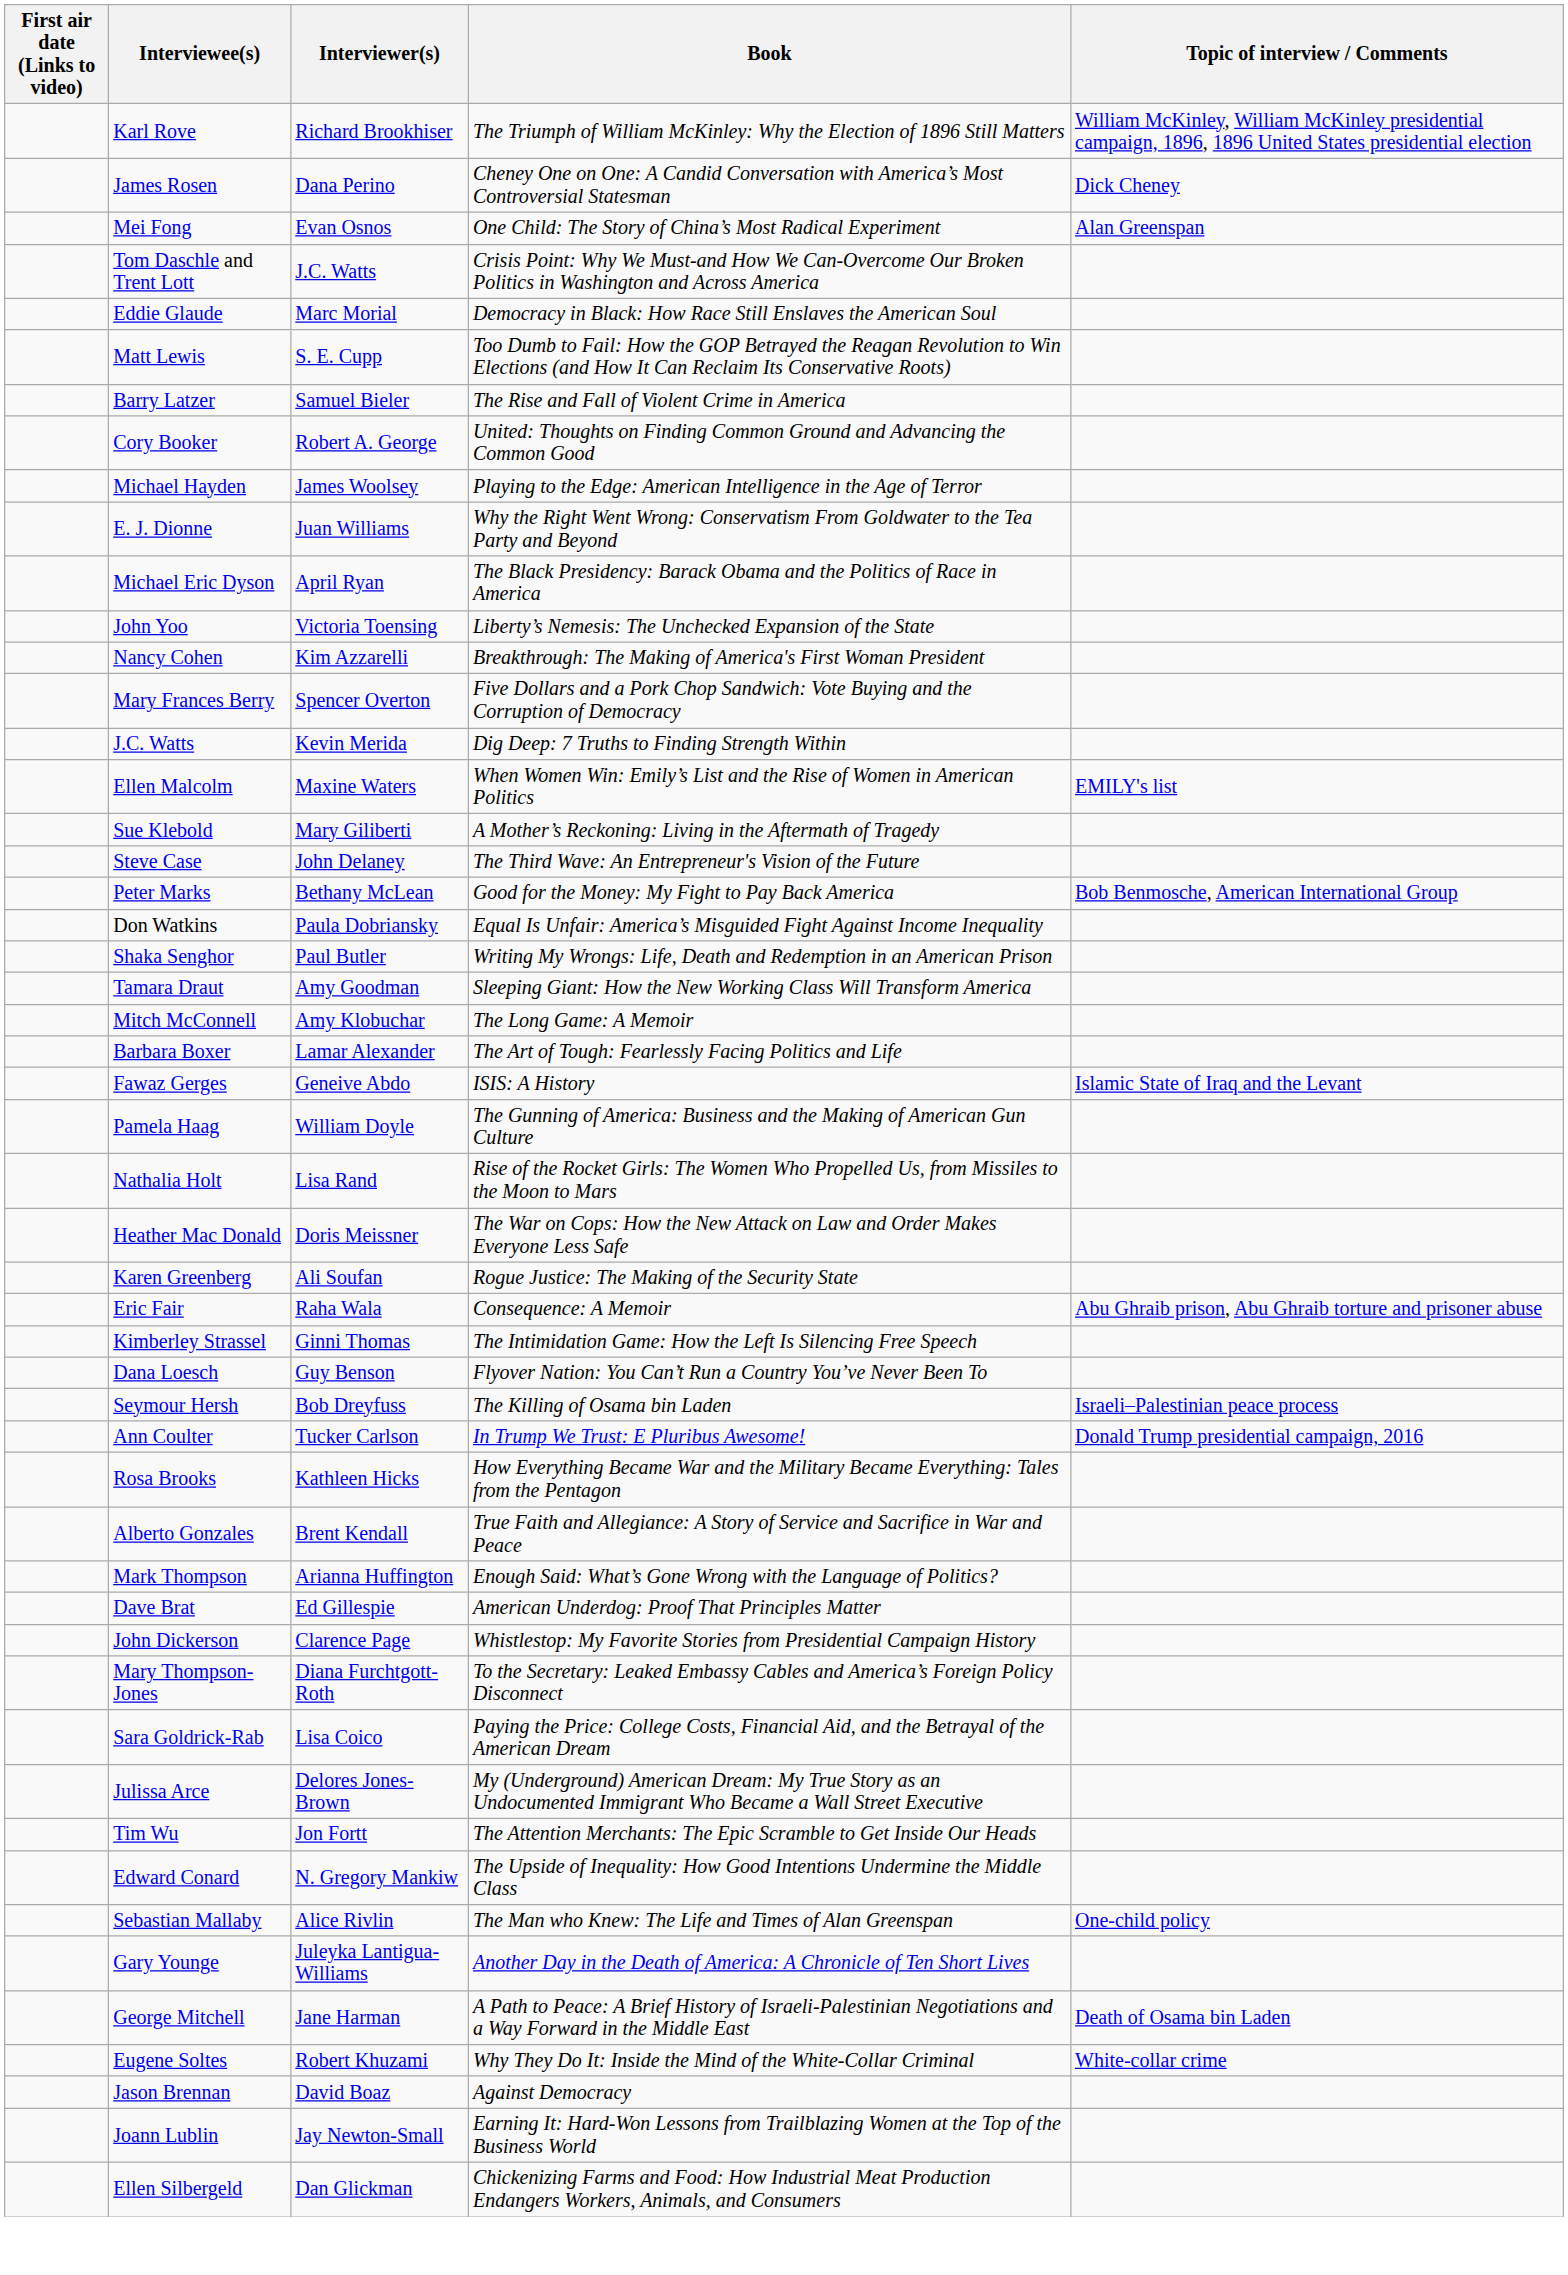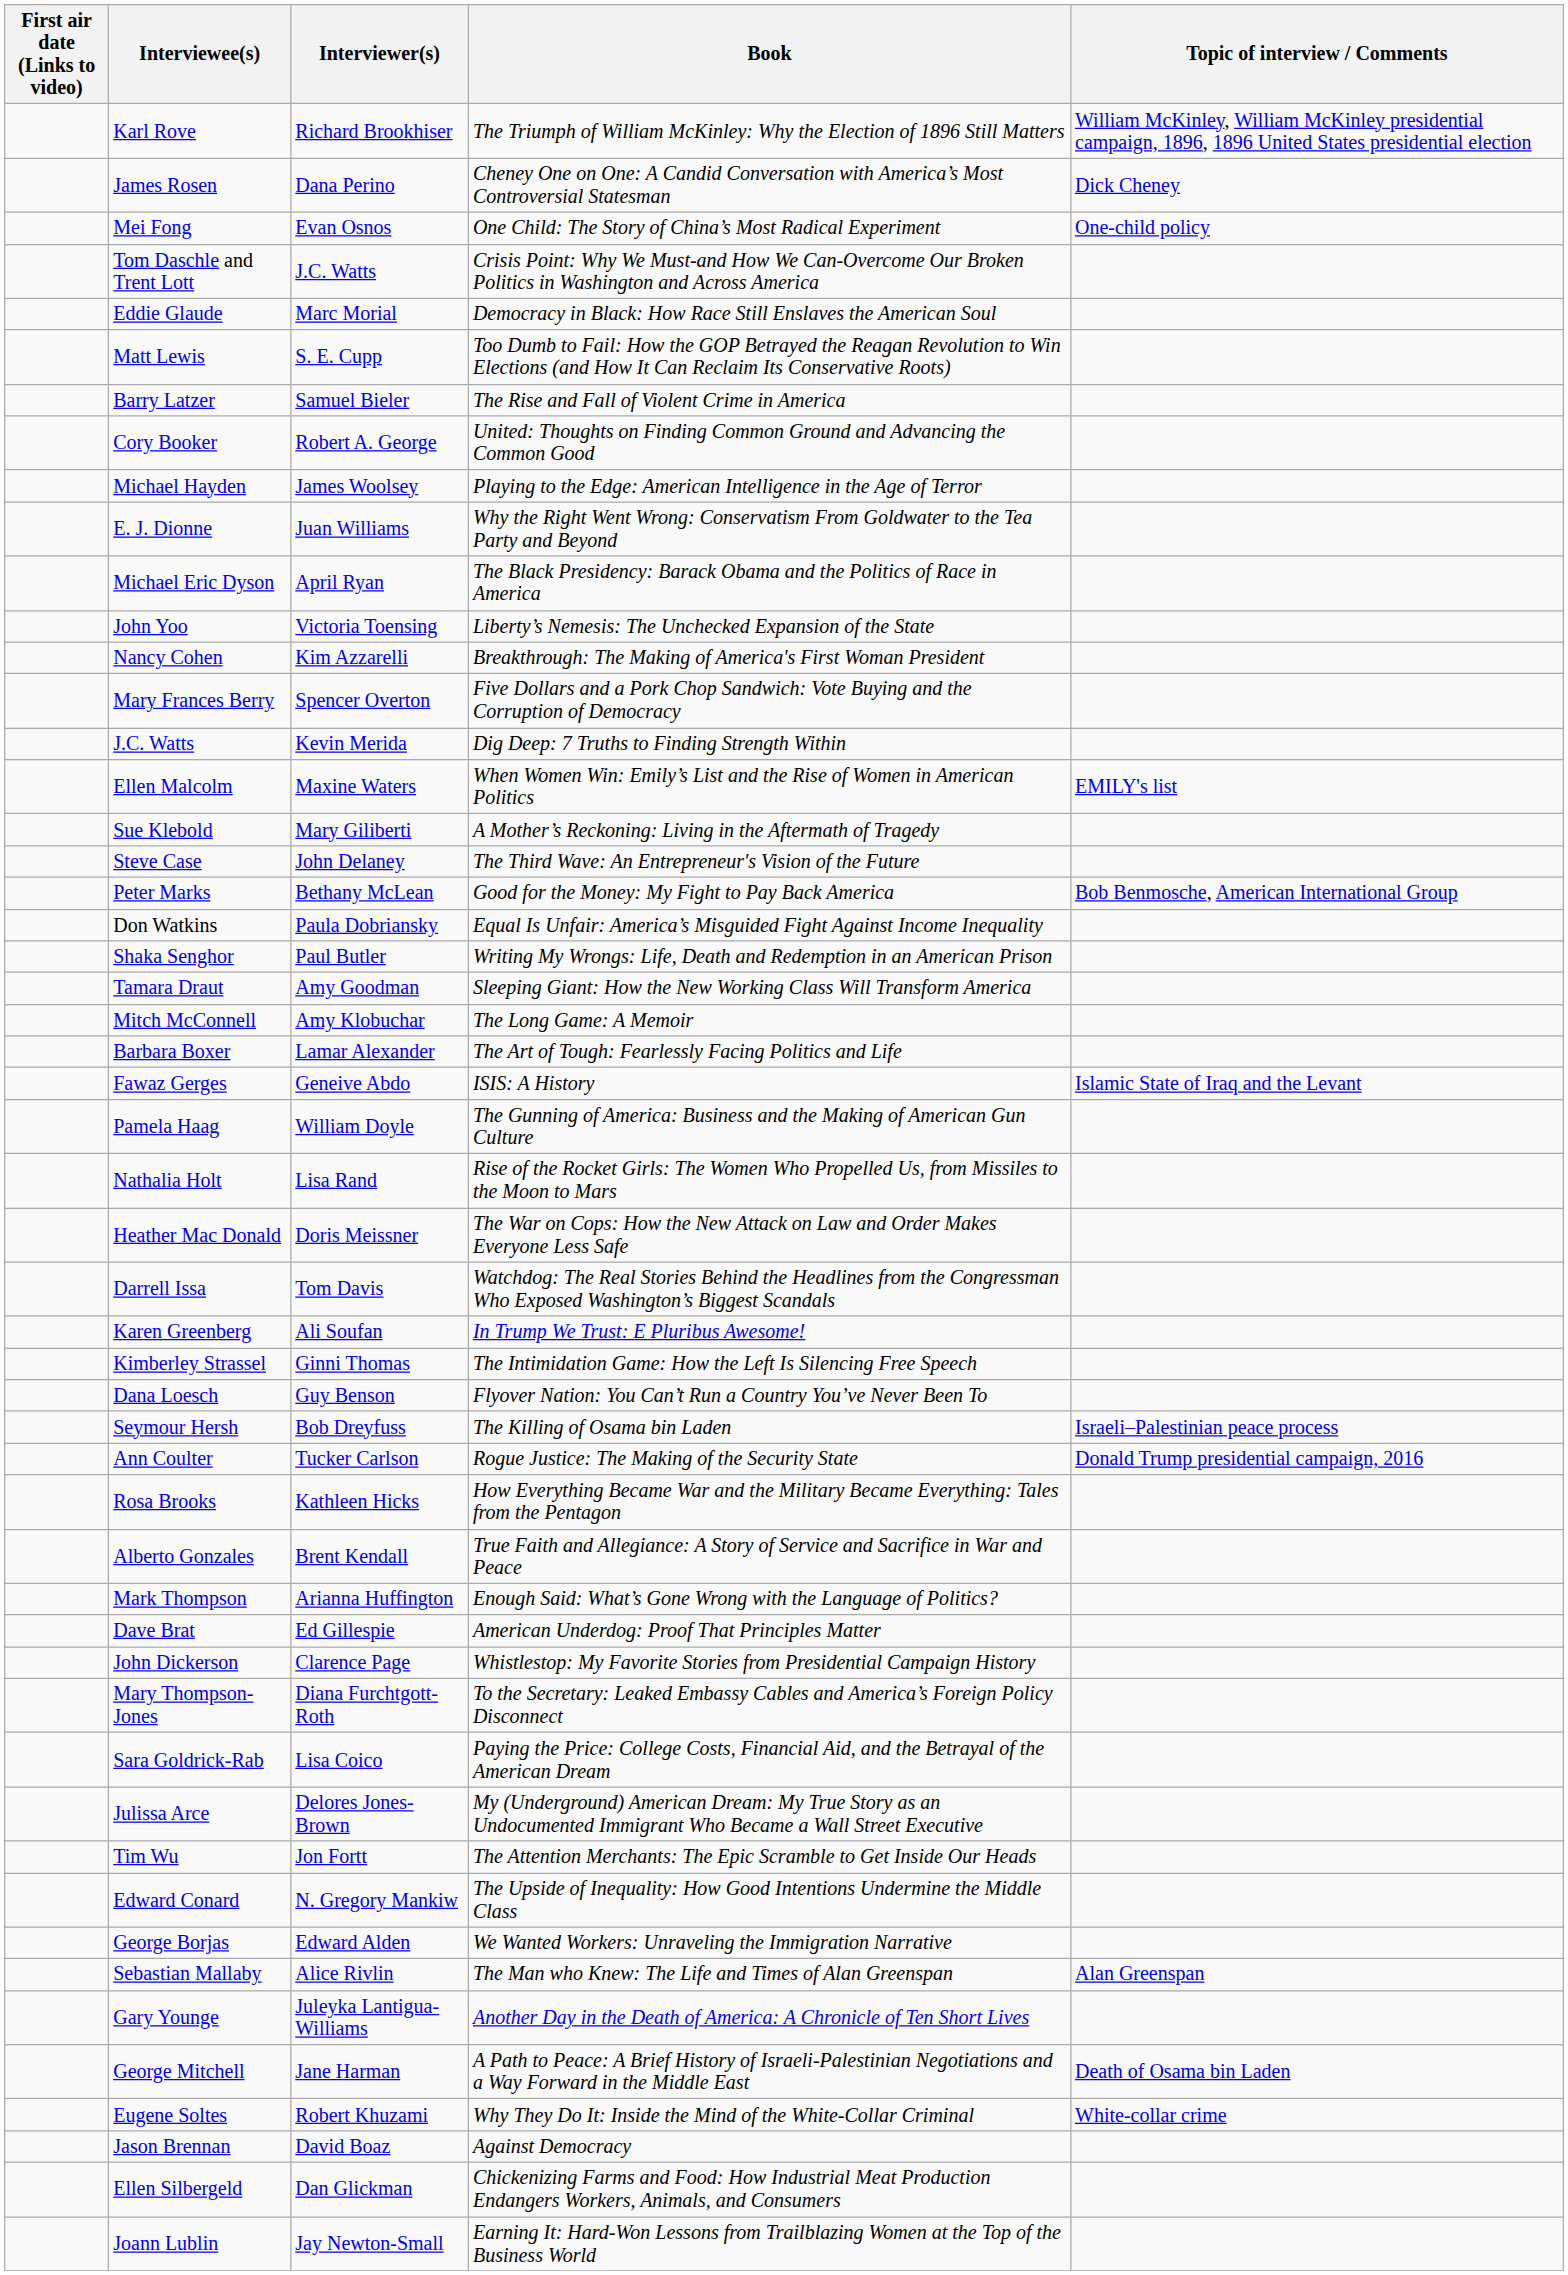(1140, 228) Alan Greenspan -> (1142, 228) One-child policy
+ row: (160, 1288)
(665, 1277) Rogue Justice: The Making of the Security State -> (639, 1331) In Trump We Trust: E Pluribus Awesome!
- row: (149, 1309)
(639, 1436) In Trump We Trust: E Pluribus Awesome! -> (665, 1458) Rogue Justice: The Making of the Security State
+ row: (171, 1942)
(1142, 1920) One-child policy -> (1140, 1974) Alan Greenspan
rows swapped: (178, 2189) <-> (166, 2135)
